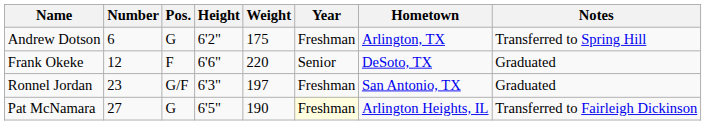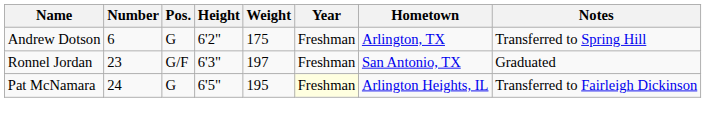- row: (46, 62)
(114, 108) 27 -> (114, 85) 24
(257, 108) 190 -> (257, 85) 195
